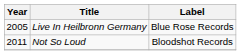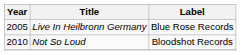(17, 42) 2011 -> (17, 42) 2010
